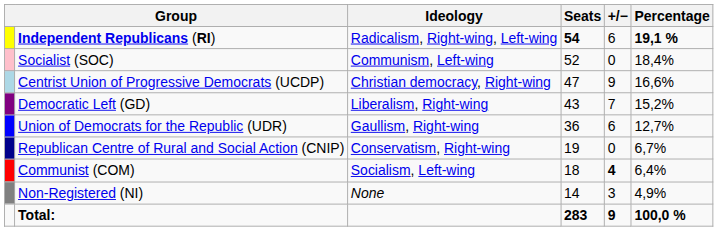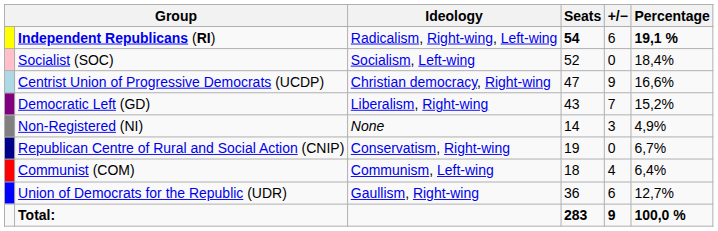(422, 60) Communism, Left-wing -> (413, 60) Socialism, Left-wing
rows swapped: (152, 126) <-> (81, 193)
(413, 171) Socialism, Left-wing -> (422, 171) Communism, Left-wing
(612, 171) bold -> (612, 171) normal
